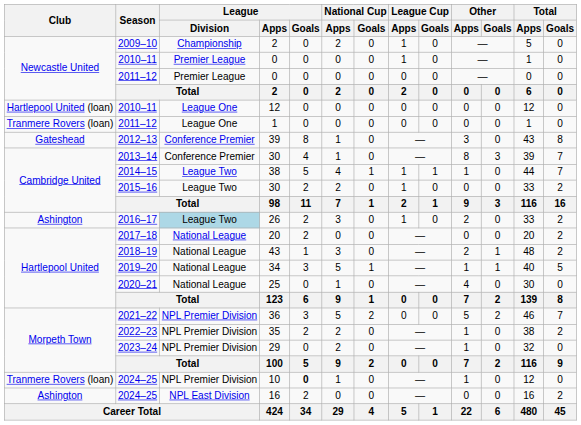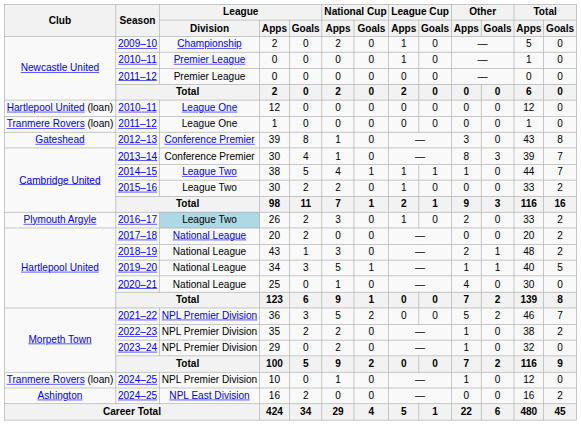(60, 220) Ashington -> (60, 220) Plymouth Argyle
(306, 380) bold -> (306, 380) normal
